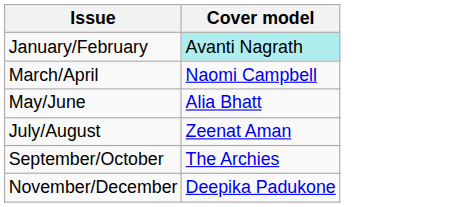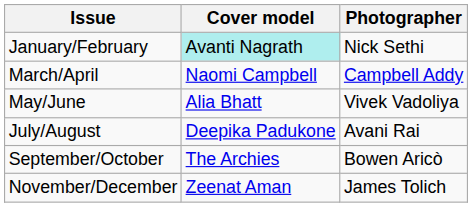+ column: (404, 18)
(238, 131) Zeenat Aman -> (261, 131) Deepika Padukone
(261, 187) Deepika Padukone -> (238, 187) Zeenat Aman
